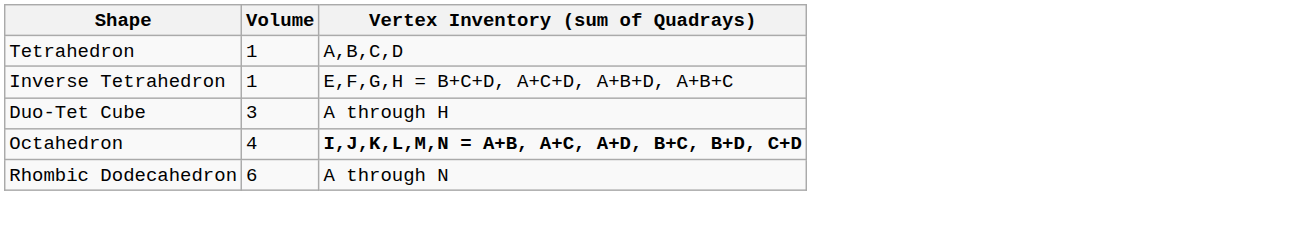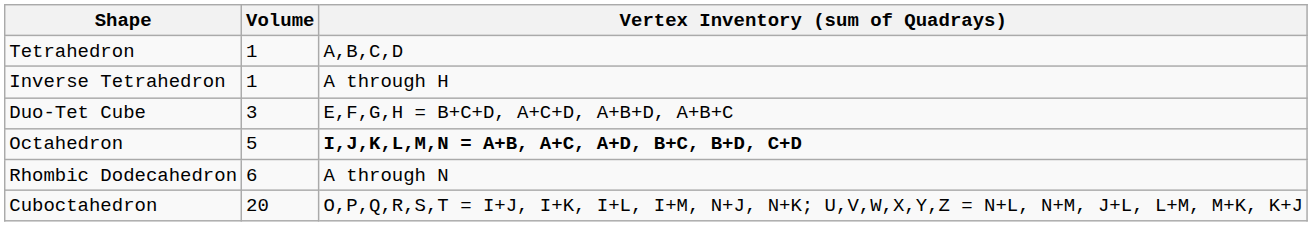(528, 82) E,F,G,H = B+C+D, A+C+D, A+B+D, A+B+C -> (386, 82) A through H
(386, 113) A through H -> (528, 113) E,F,G,H = B+C+D, A+C+D, A+B+D, A+B+C
(252, 144) 4 -> (252, 144) 5
+ row: (83, 206)
